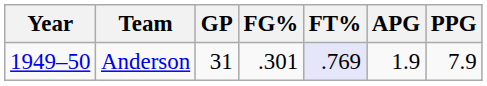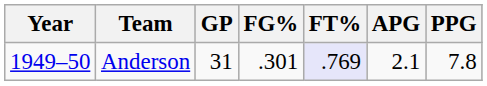(406, 61) 1.9 -> (406, 61) 2.1
(462, 61) 7.9 -> (462, 61) 7.8
